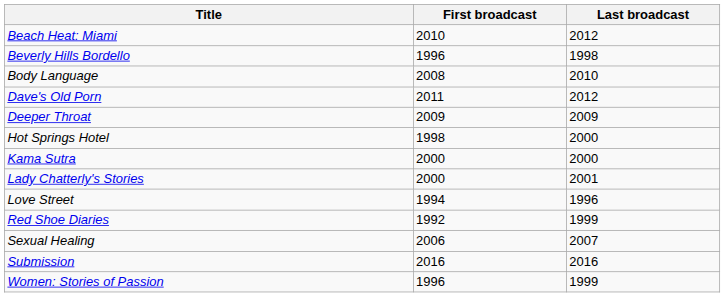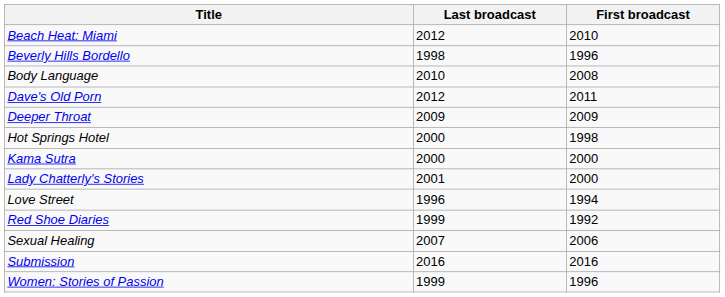columns swapped: (490, 14) <-> (643, 14)
